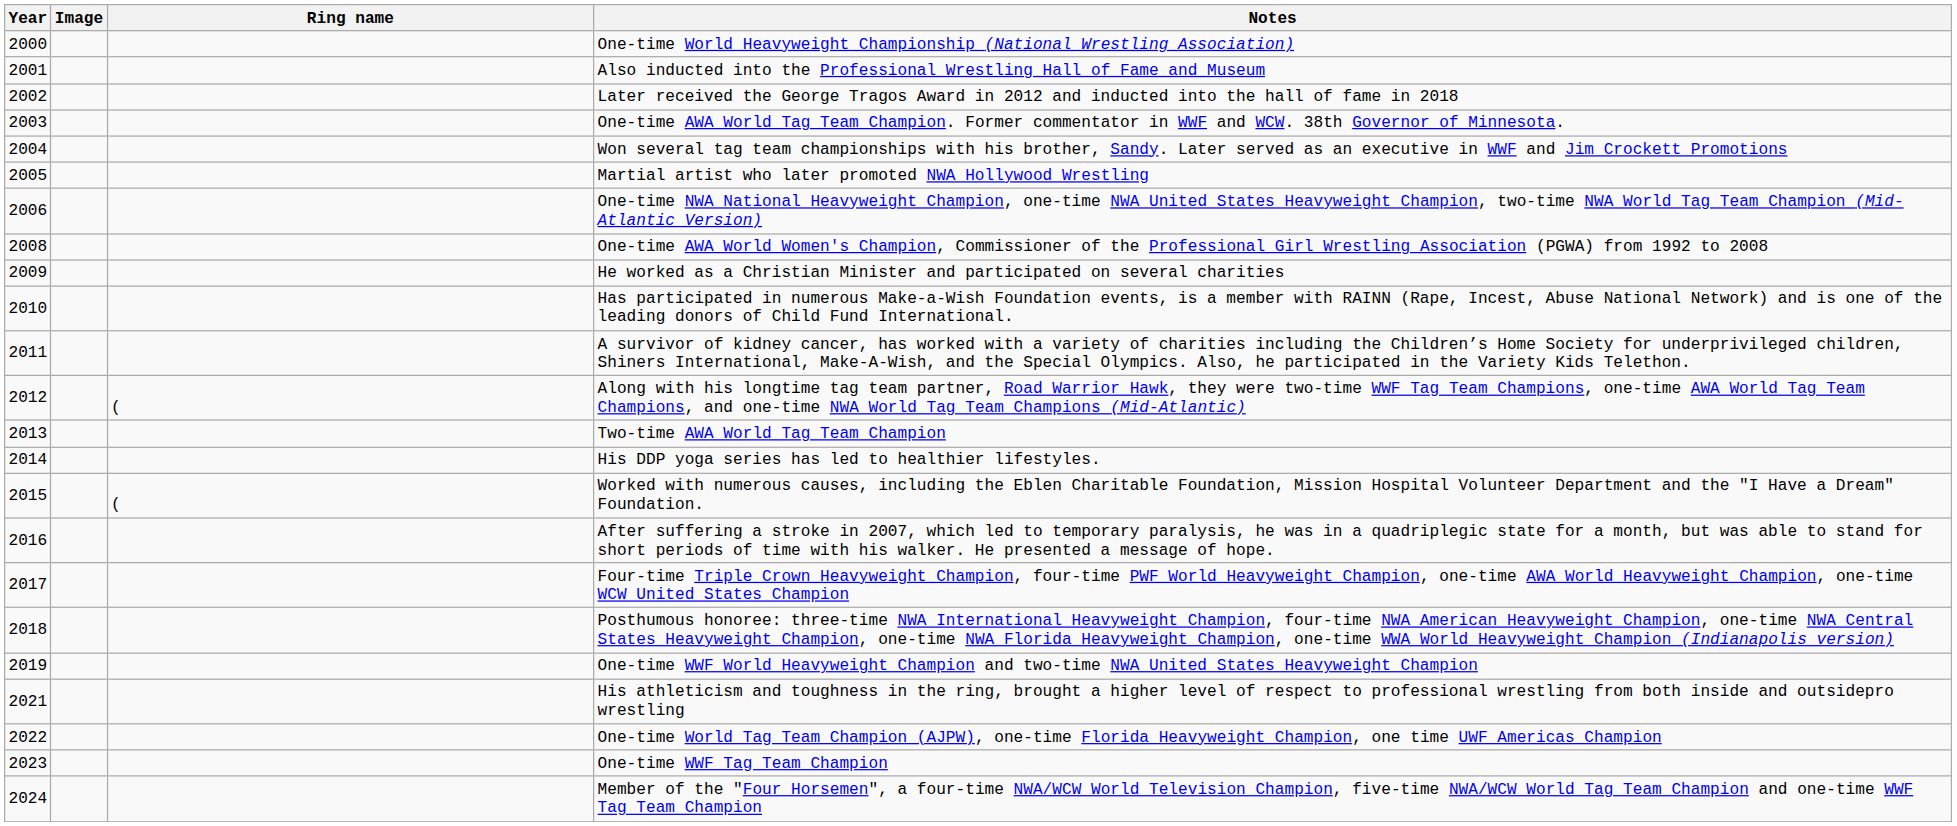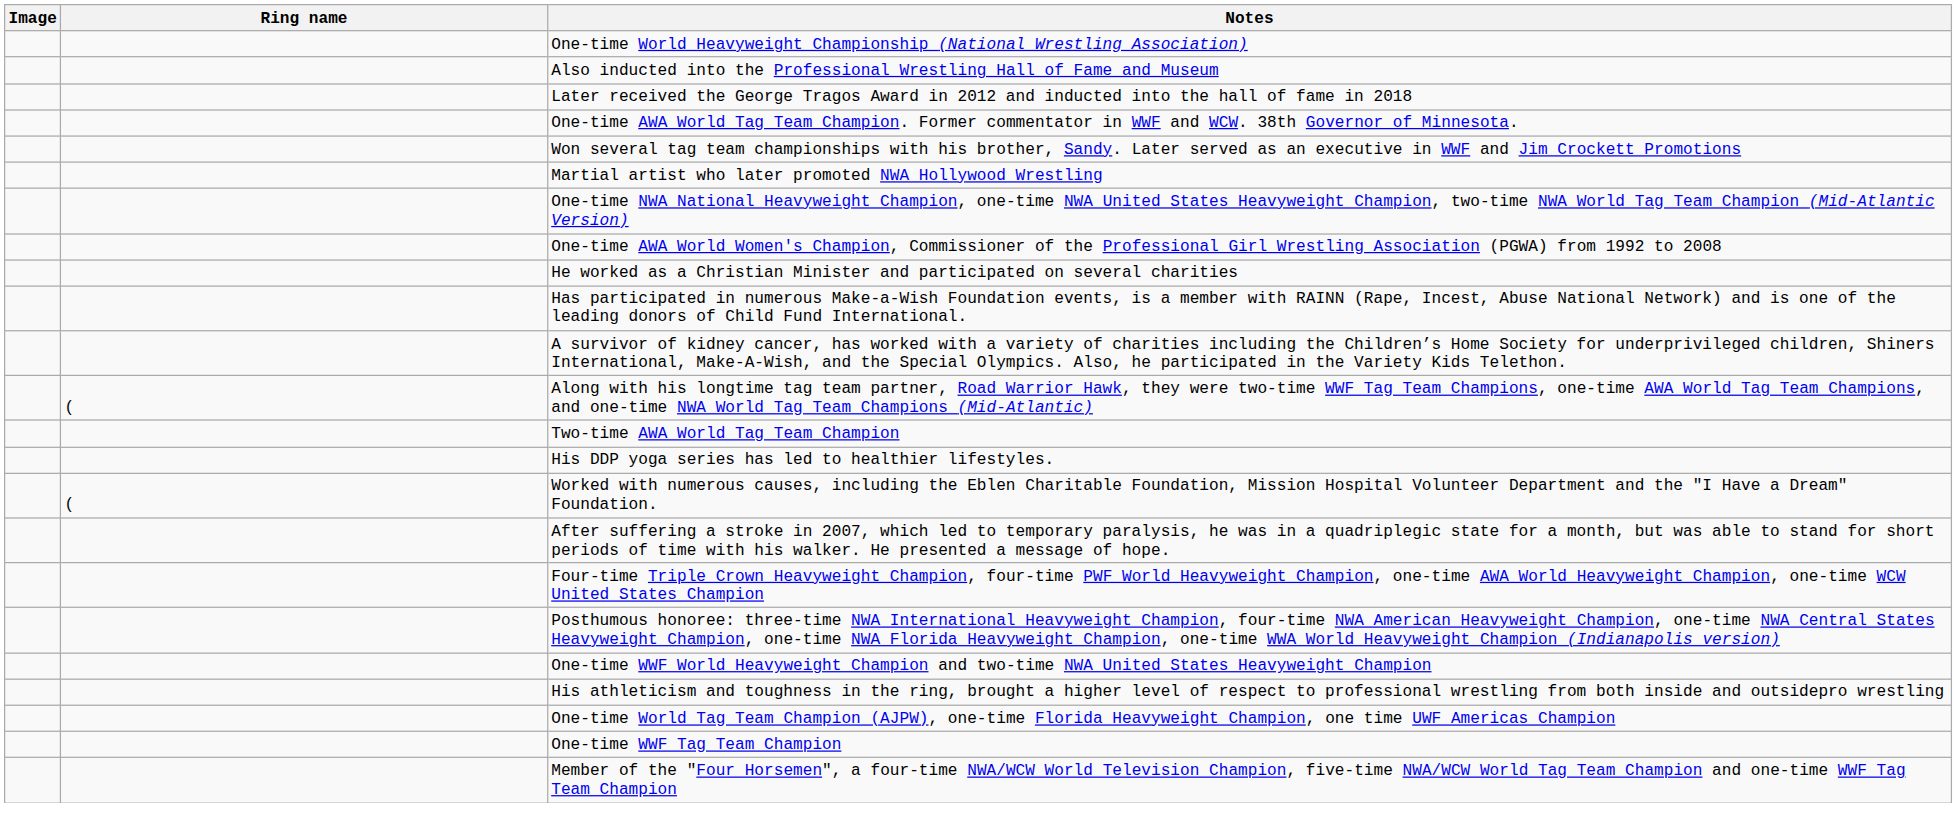- column: (28, 18)
